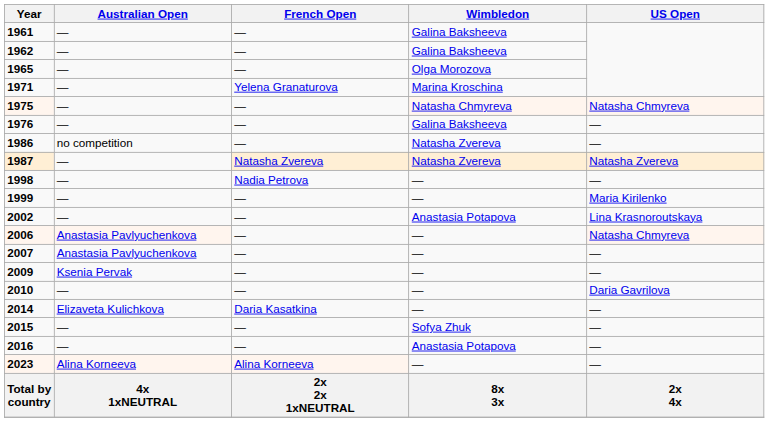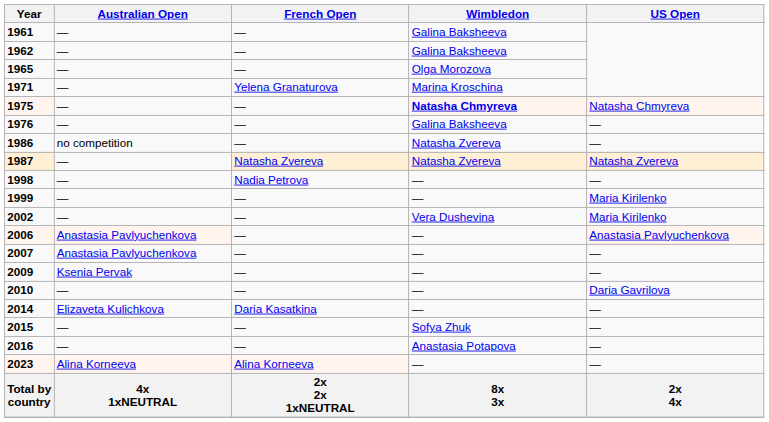(462, 105) normal -> (464, 105) bold
(464, 216) Anastasia Potapova -> (453, 216) Vera Dushevina
(646, 216) Lina Krasnoroutskaya -> (628, 216) Maria Kirilenko
(639, 234) Natasha Chmyreva -> (659, 234) Anastasia Pavlyuchenkova
